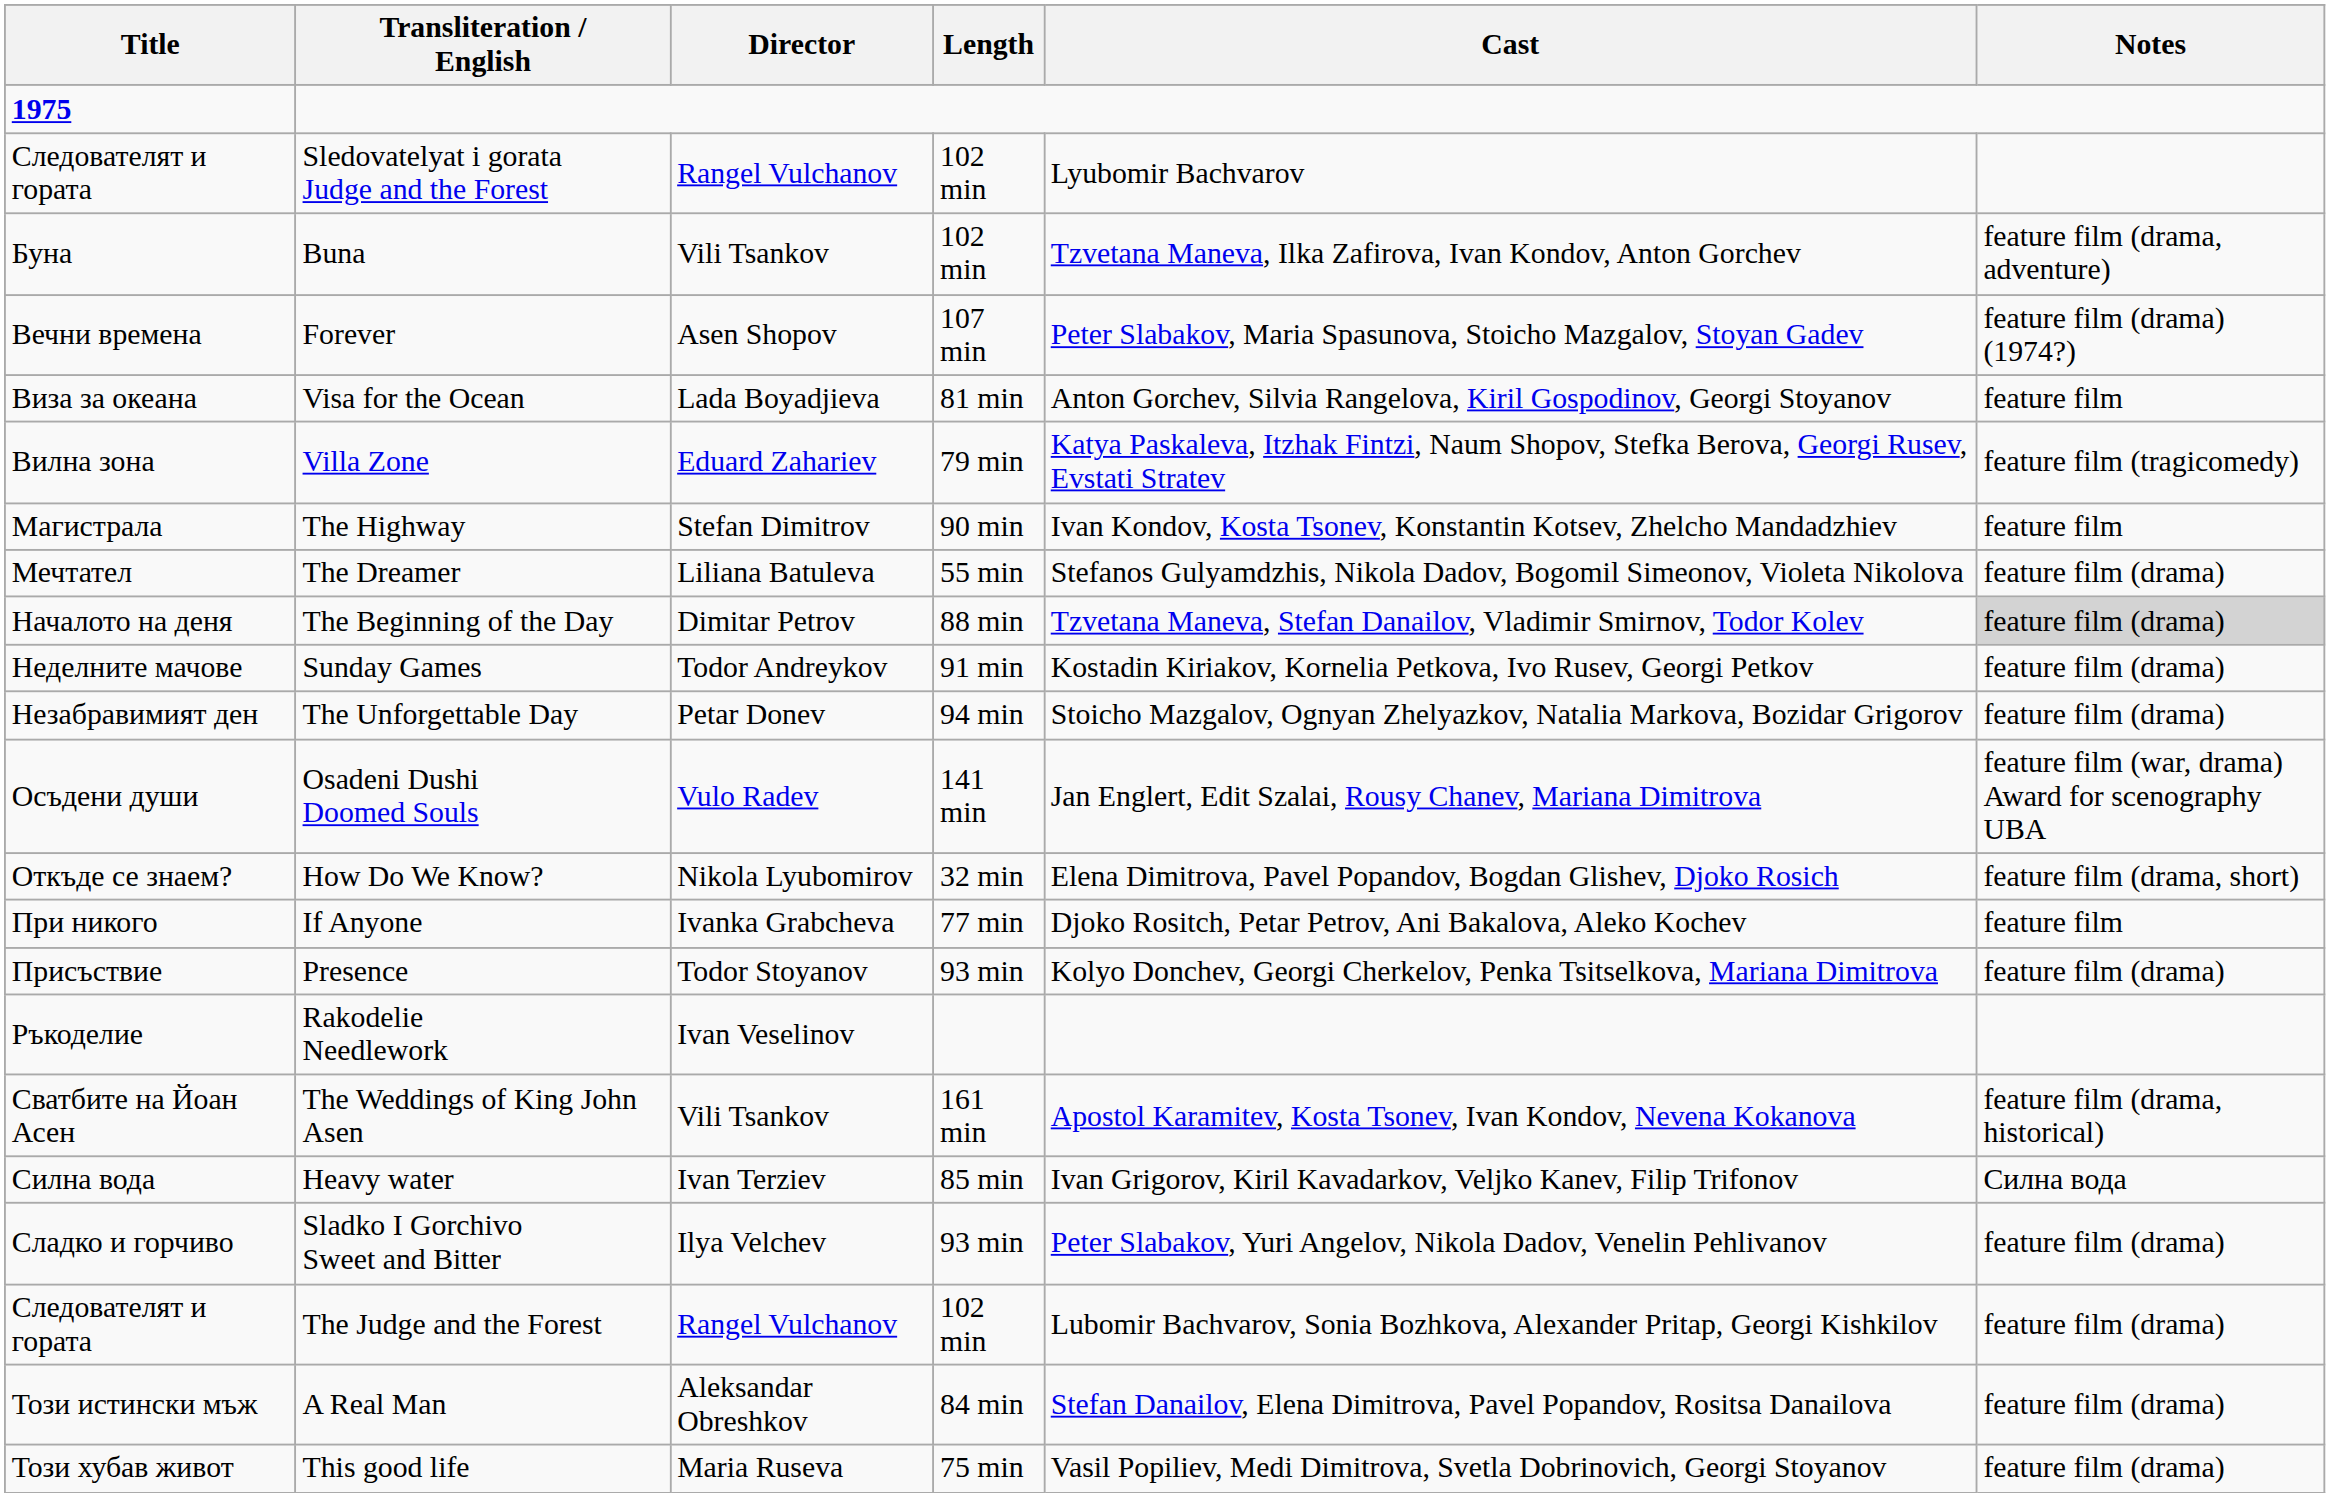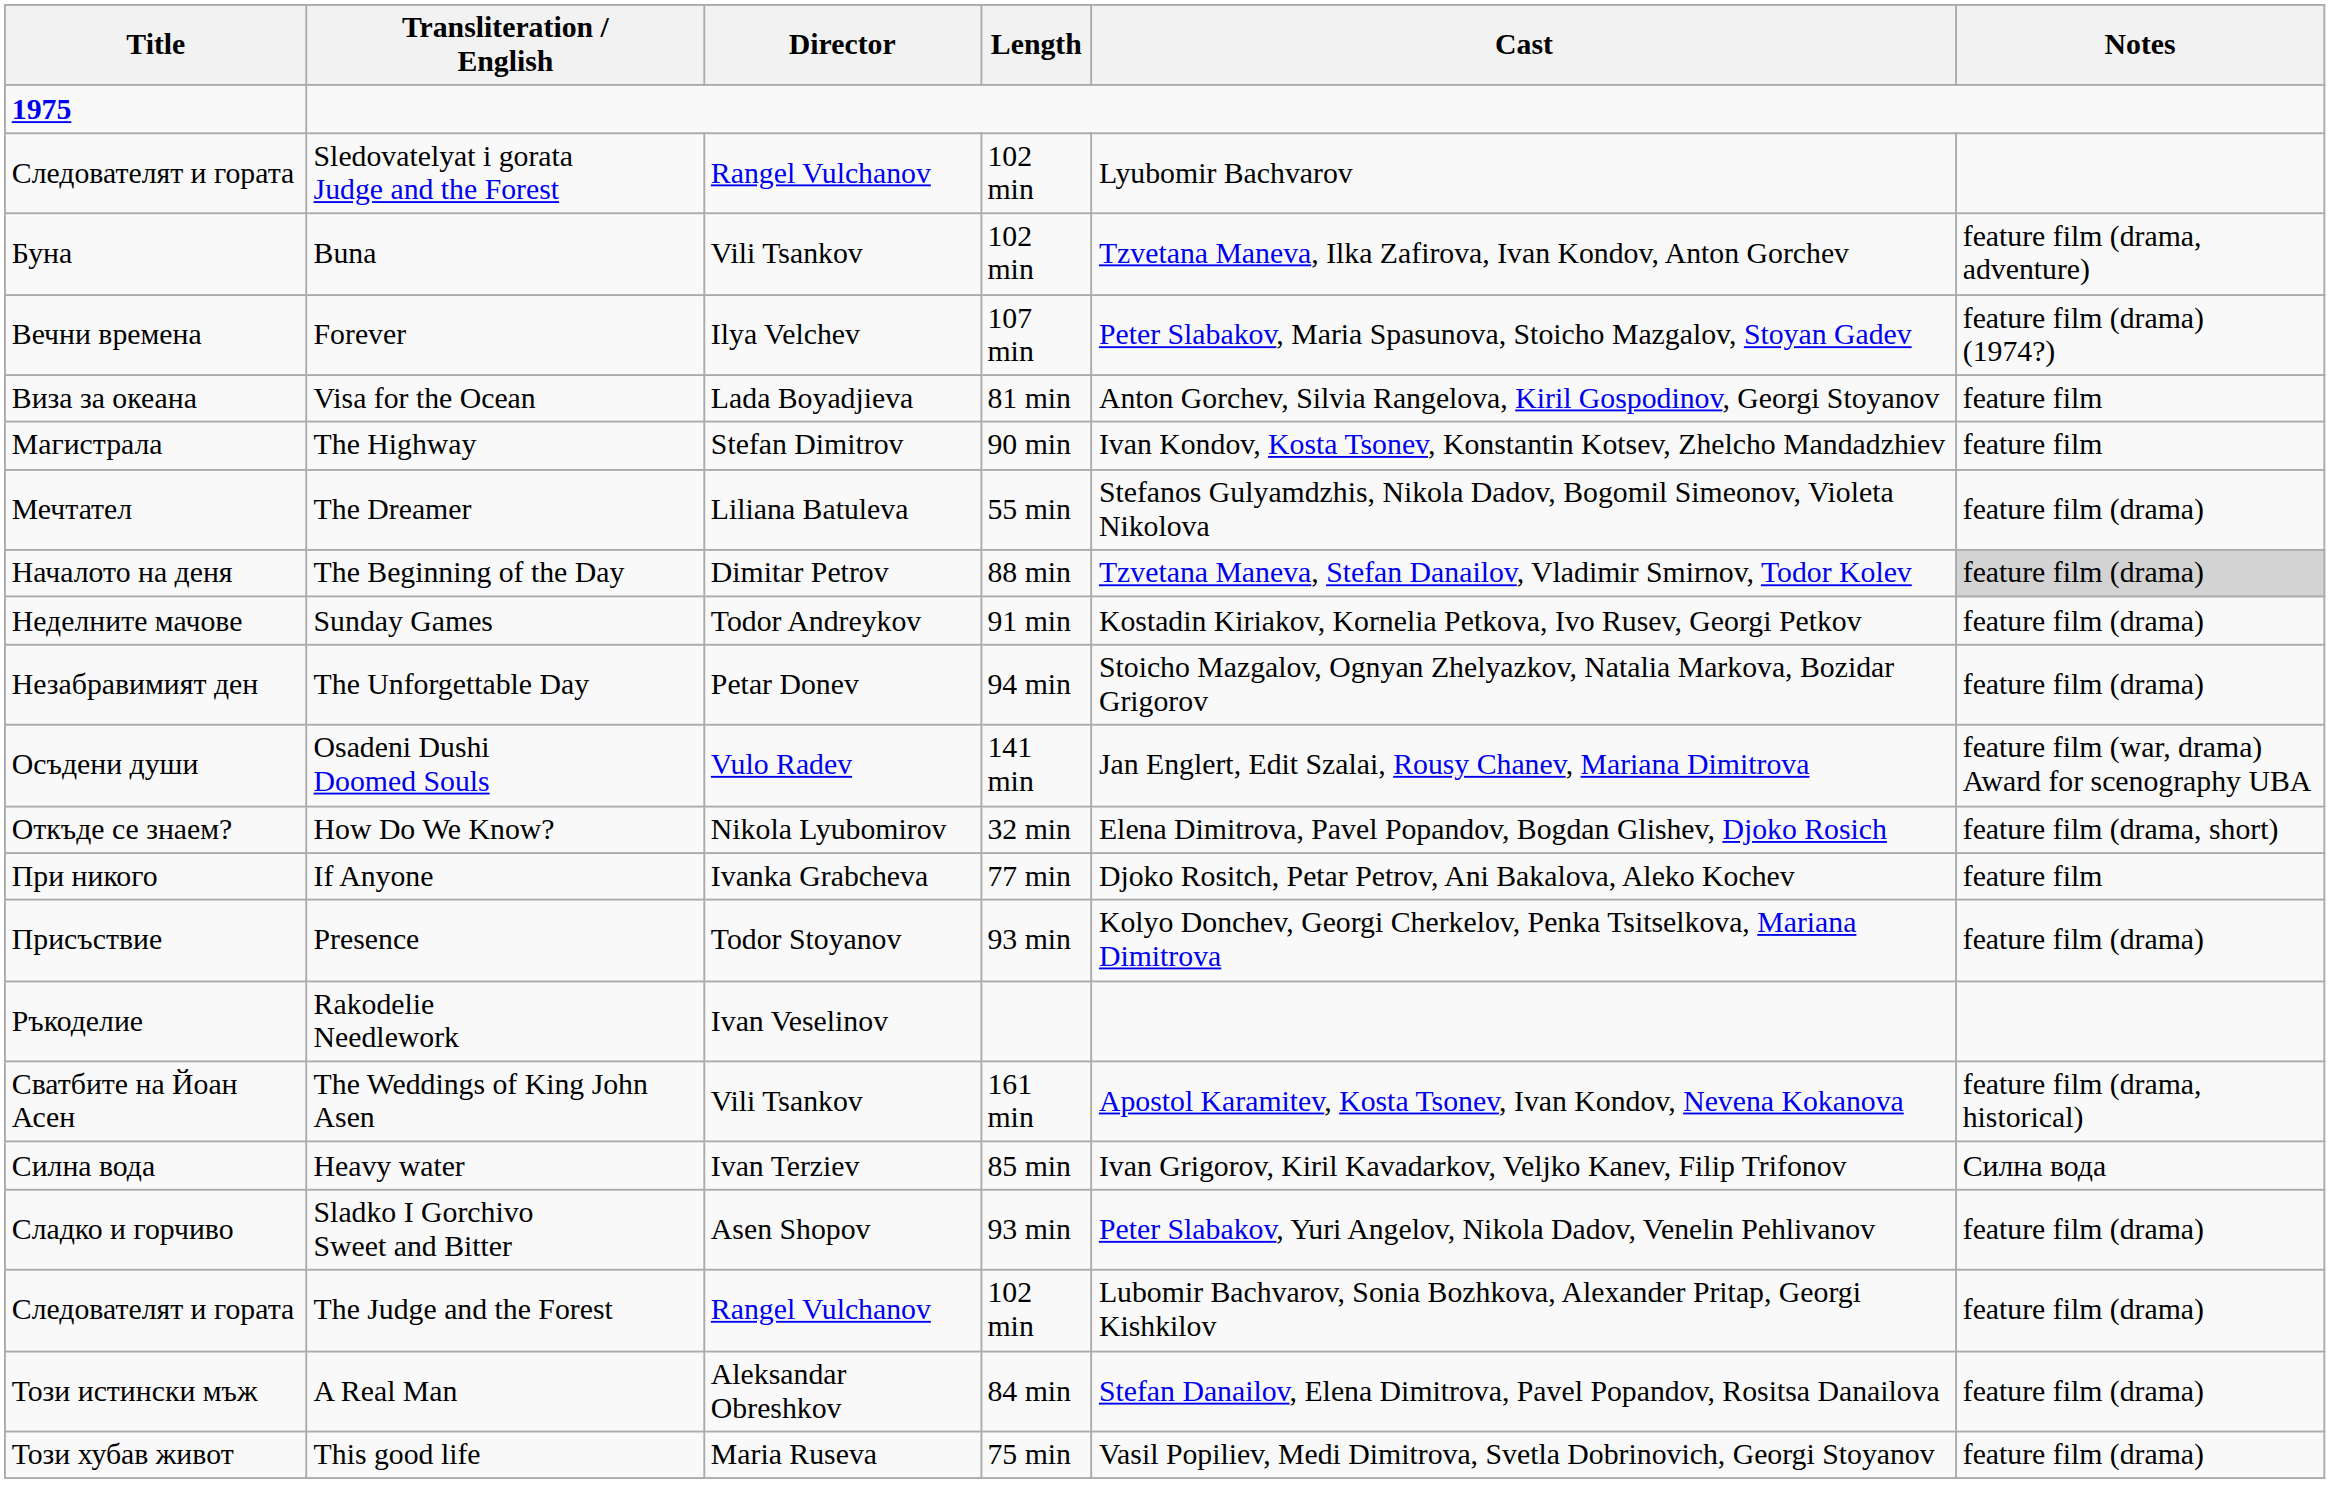(757, 334) Asen Shopov -> (785, 334) Ilya Velchev
- row: (366, 461)
(752, 1242) Ilya Velchev -> (791, 1229) Asen Shopov
